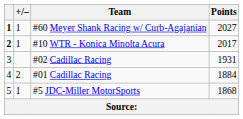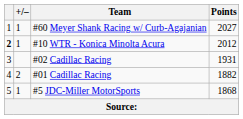(9, 28) bold -> (9, 28) normal
(227, 44) 2017 -> (227, 44) 2012
(227, 75) 1884 -> (227, 75) 1882
